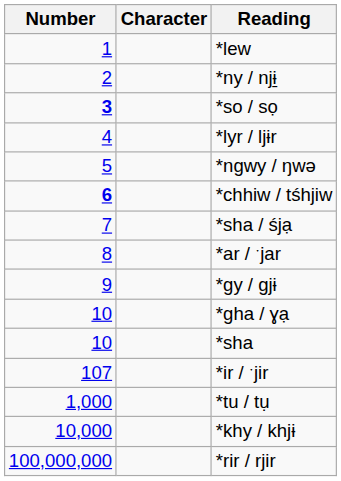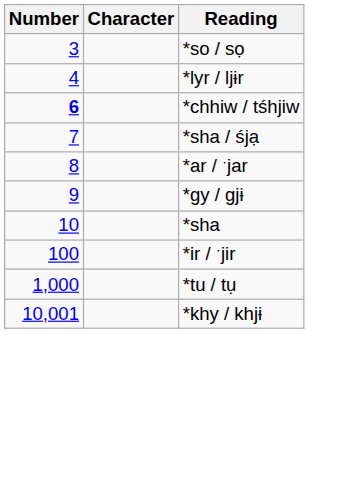- row: (233, 48)
- row: (246, 78)
(107, 107) bold -> (74, 48) normal
- row: (266, 166)
- row: (252, 313)
(97, 372) 107 -> (63, 254) 100
(84, 431) 10,000 -> (51, 313) 10,001
- row: (246, 460)
